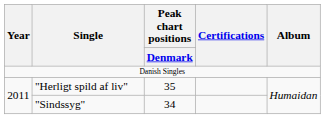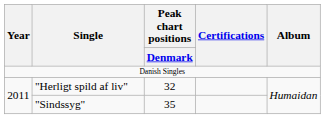(170, 86) 35 -> (170, 86) 32
(170, 104) 34 -> (170, 104) 35
